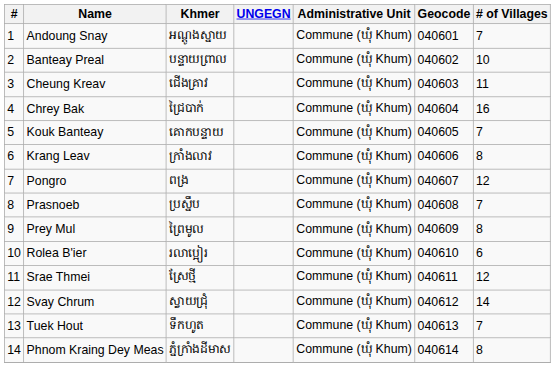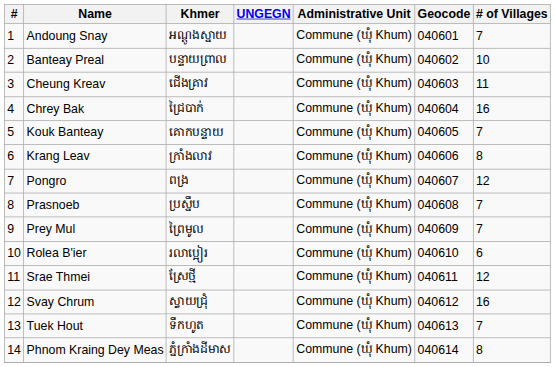(479, 229) 8 -> (479, 229) 7
(483, 301) 14 -> (483, 301) 16
